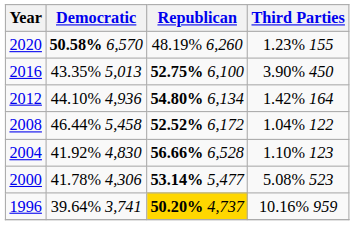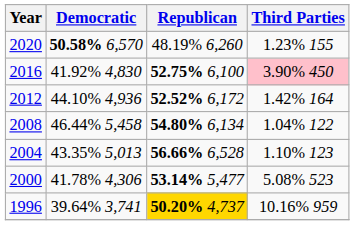(96, 71) 43.35% 5,013 -> (96, 71) 41.92% 4,830
(298, 71) no background -> (298, 71) pink background
(197, 98) 54.80% 6,134 -> (197, 98) 52.52% 6,172
(197, 125) 52.52% 6,172 -> (197, 125) 54.80% 6,134
(96, 152) 41.92% 4,830 -> (96, 152) 43.35% 5,013
